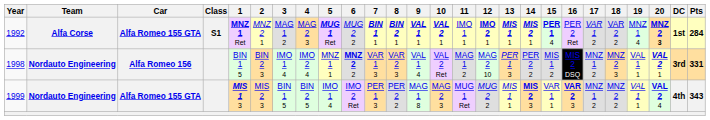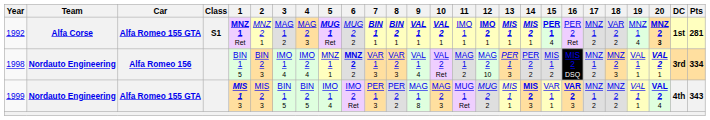(594, 32) VAR 1 2 -> (594, 32) MNZ 1 2
(696, 33) 284 -> (696, 33) 281
(696, 64) 331 -> (696, 64) 334
